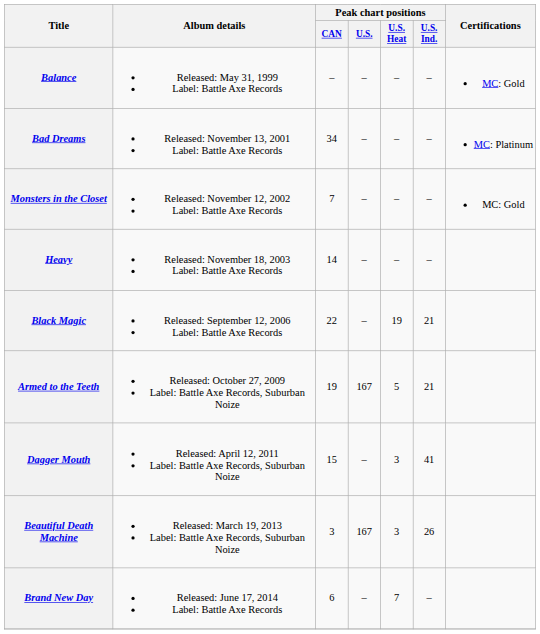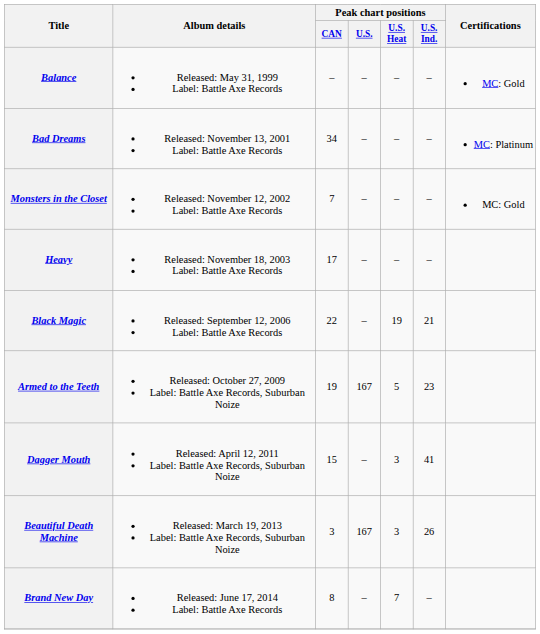(332, 259) 14 -> (332, 259) 17
(429, 387) 21 -> (429, 387) 23
(332, 598) 6 -> (332, 598) 8
